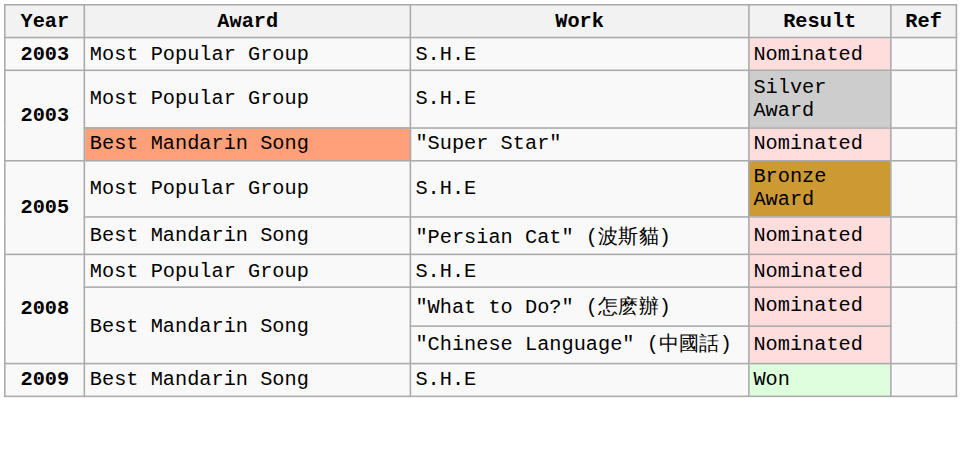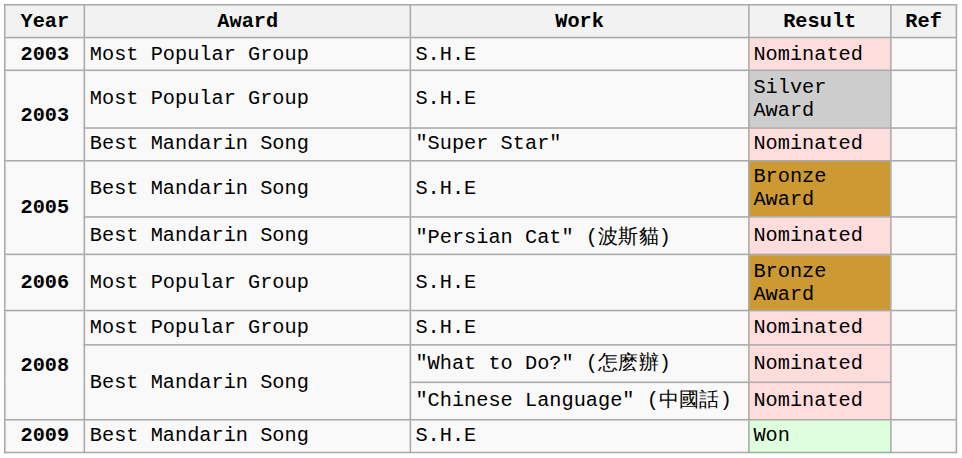(199, 144) lightsalmon background -> (199, 144) no background
(199, 189) Most Popular Group -> (199, 189) Best Mandarin Song
+ row: (45, 283)
